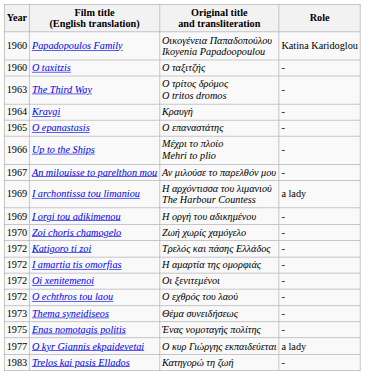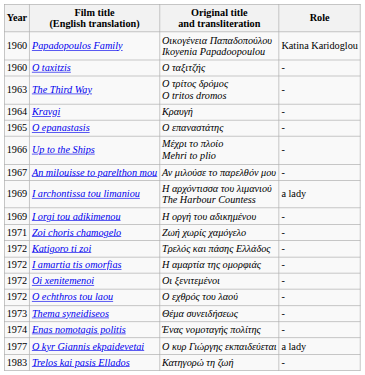(17, 232) 1970 -> (17, 232) 1971
(17, 330) 1975 -> (17, 330) 1974
